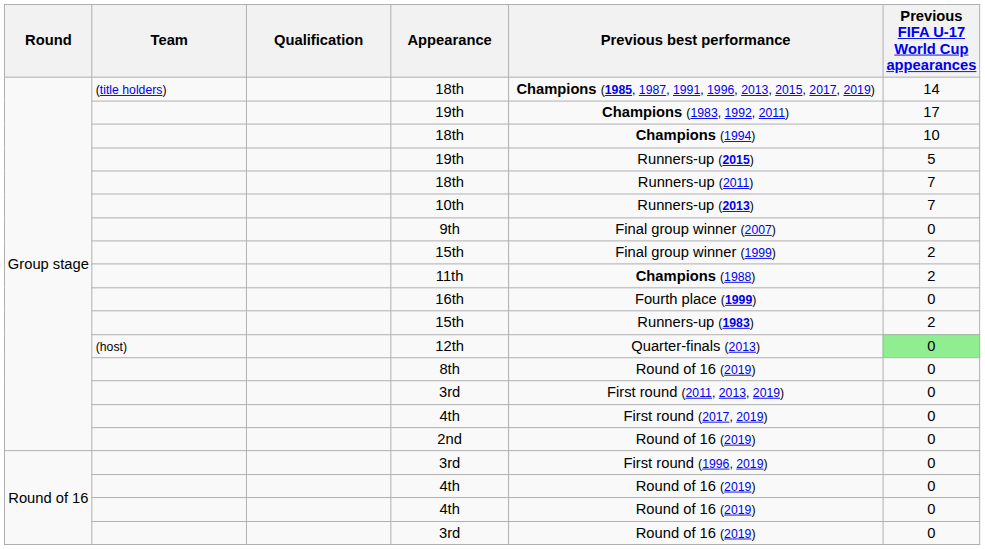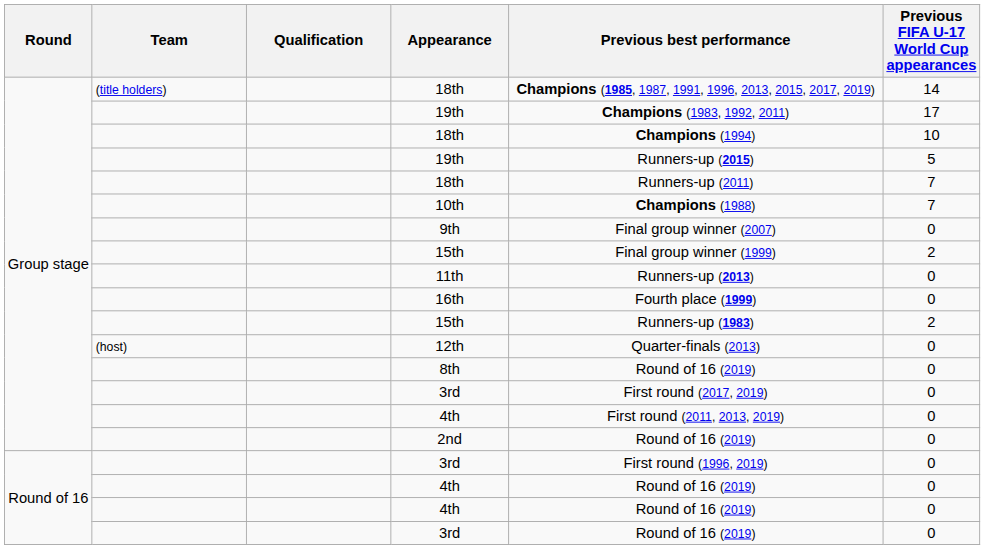(696, 205) Runners-up (2013) -> (696, 205) Champions (1988)
(696, 275) Champions (1988) -> (696, 275) Runners-up (2013)
(931, 275) 2 -> (931, 275) 0
(931, 345) lightgreen background -> (931, 345) no background
(696, 392) First round (2011, 2013, 2019) -> (696, 392) First round (2017, 2019)
(696, 416) First round (2017, 2019) -> (696, 416) First round (2011, 2013, 2019)
